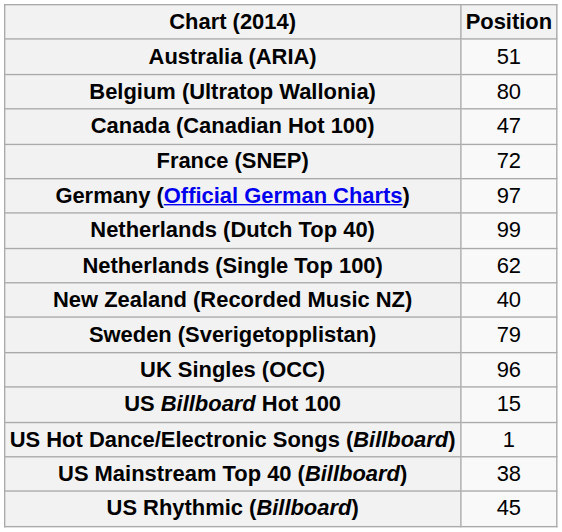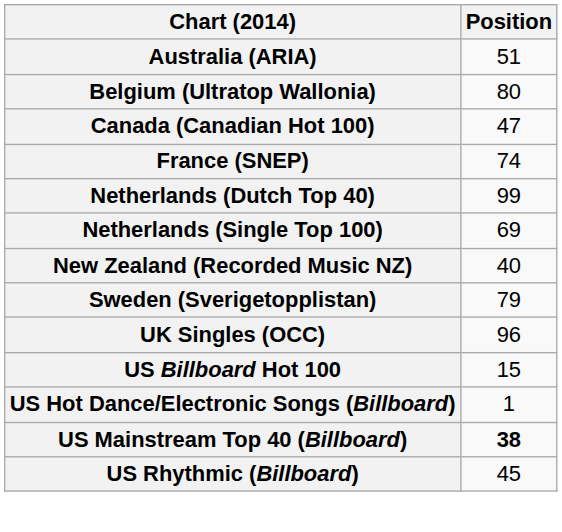(509, 160) 72 -> (509, 160) 74
- row: (233, 195)
(509, 265) 62 -> (509, 230) 69
(509, 473) normal -> (509, 439) bold
